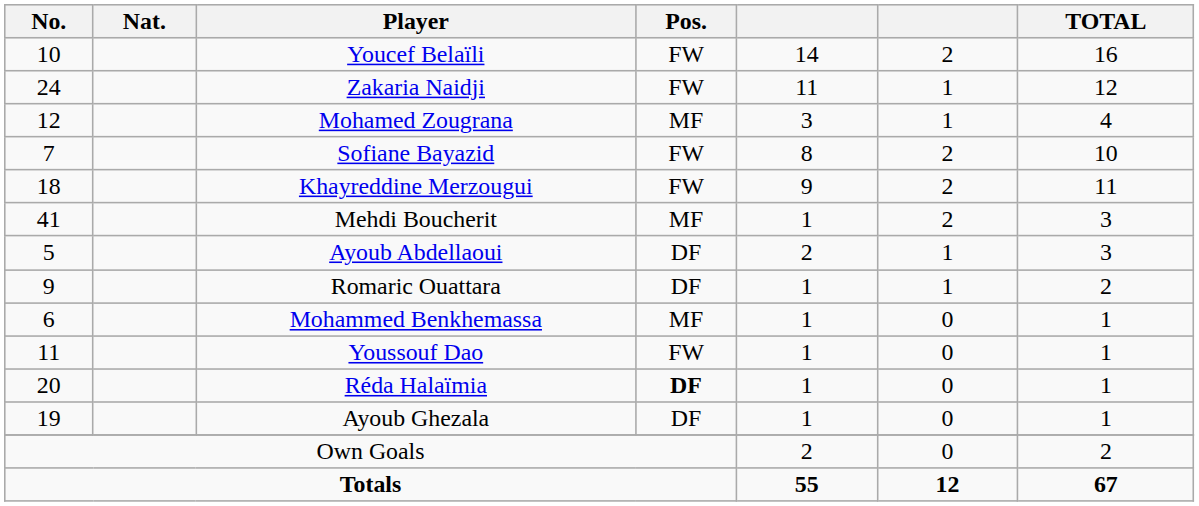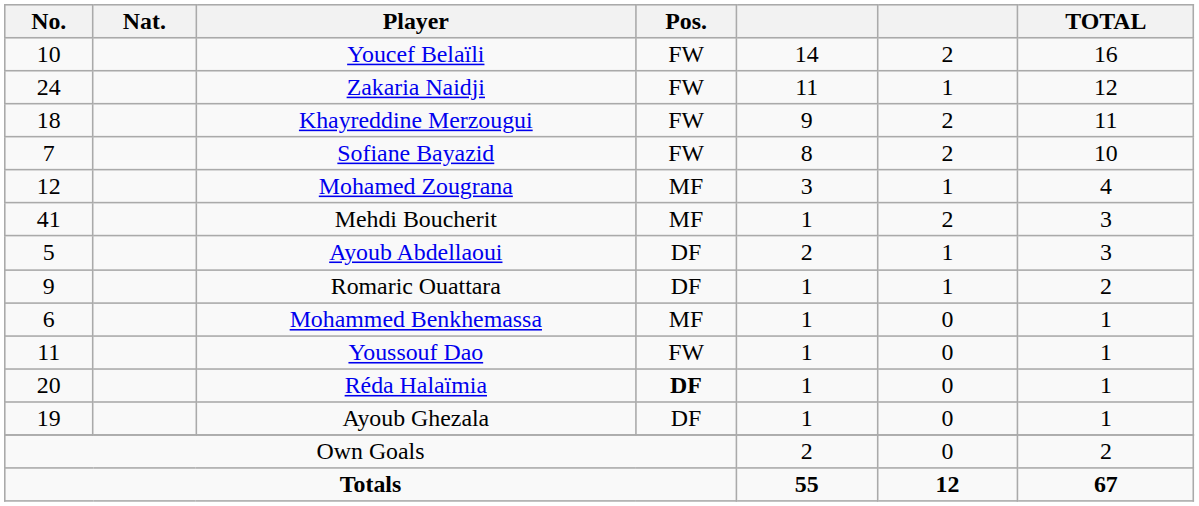rows swapped: (416, 186) <-> (416, 120)
